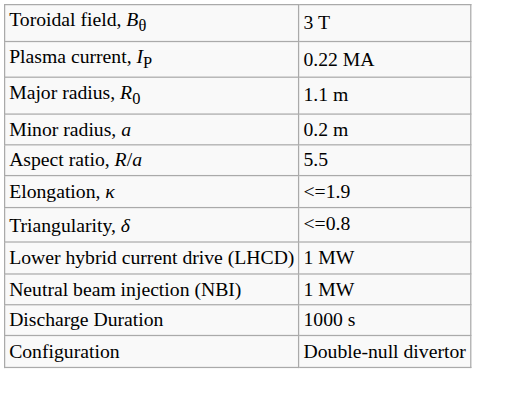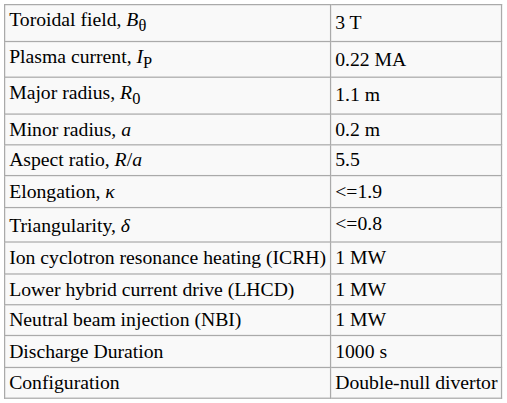+ row: (168, 257)
